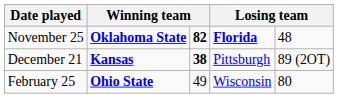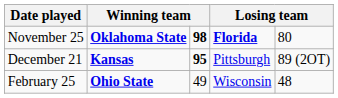(200, 37) 82 -> (200, 37) 98
(285, 37) 48 -> (285, 37) 80
(200, 59) 38 -> (200, 59) 95
(285, 81) 80 -> (285, 81) 48
